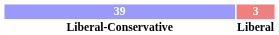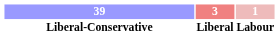+ column: (255, 11)
